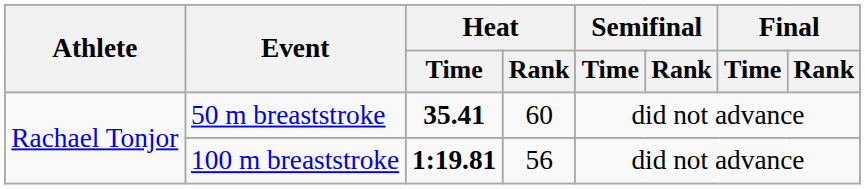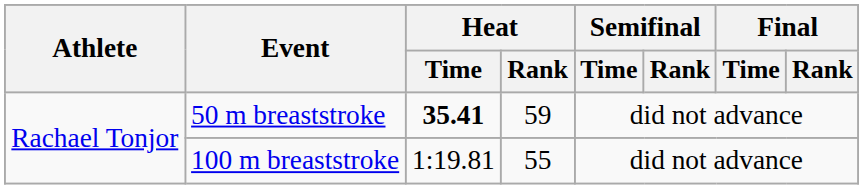(539, 115) 60 -> (538, 115) 59
(454, 160) bold -> (453, 160) normal
(539, 160) 56 -> (538, 160) 55
